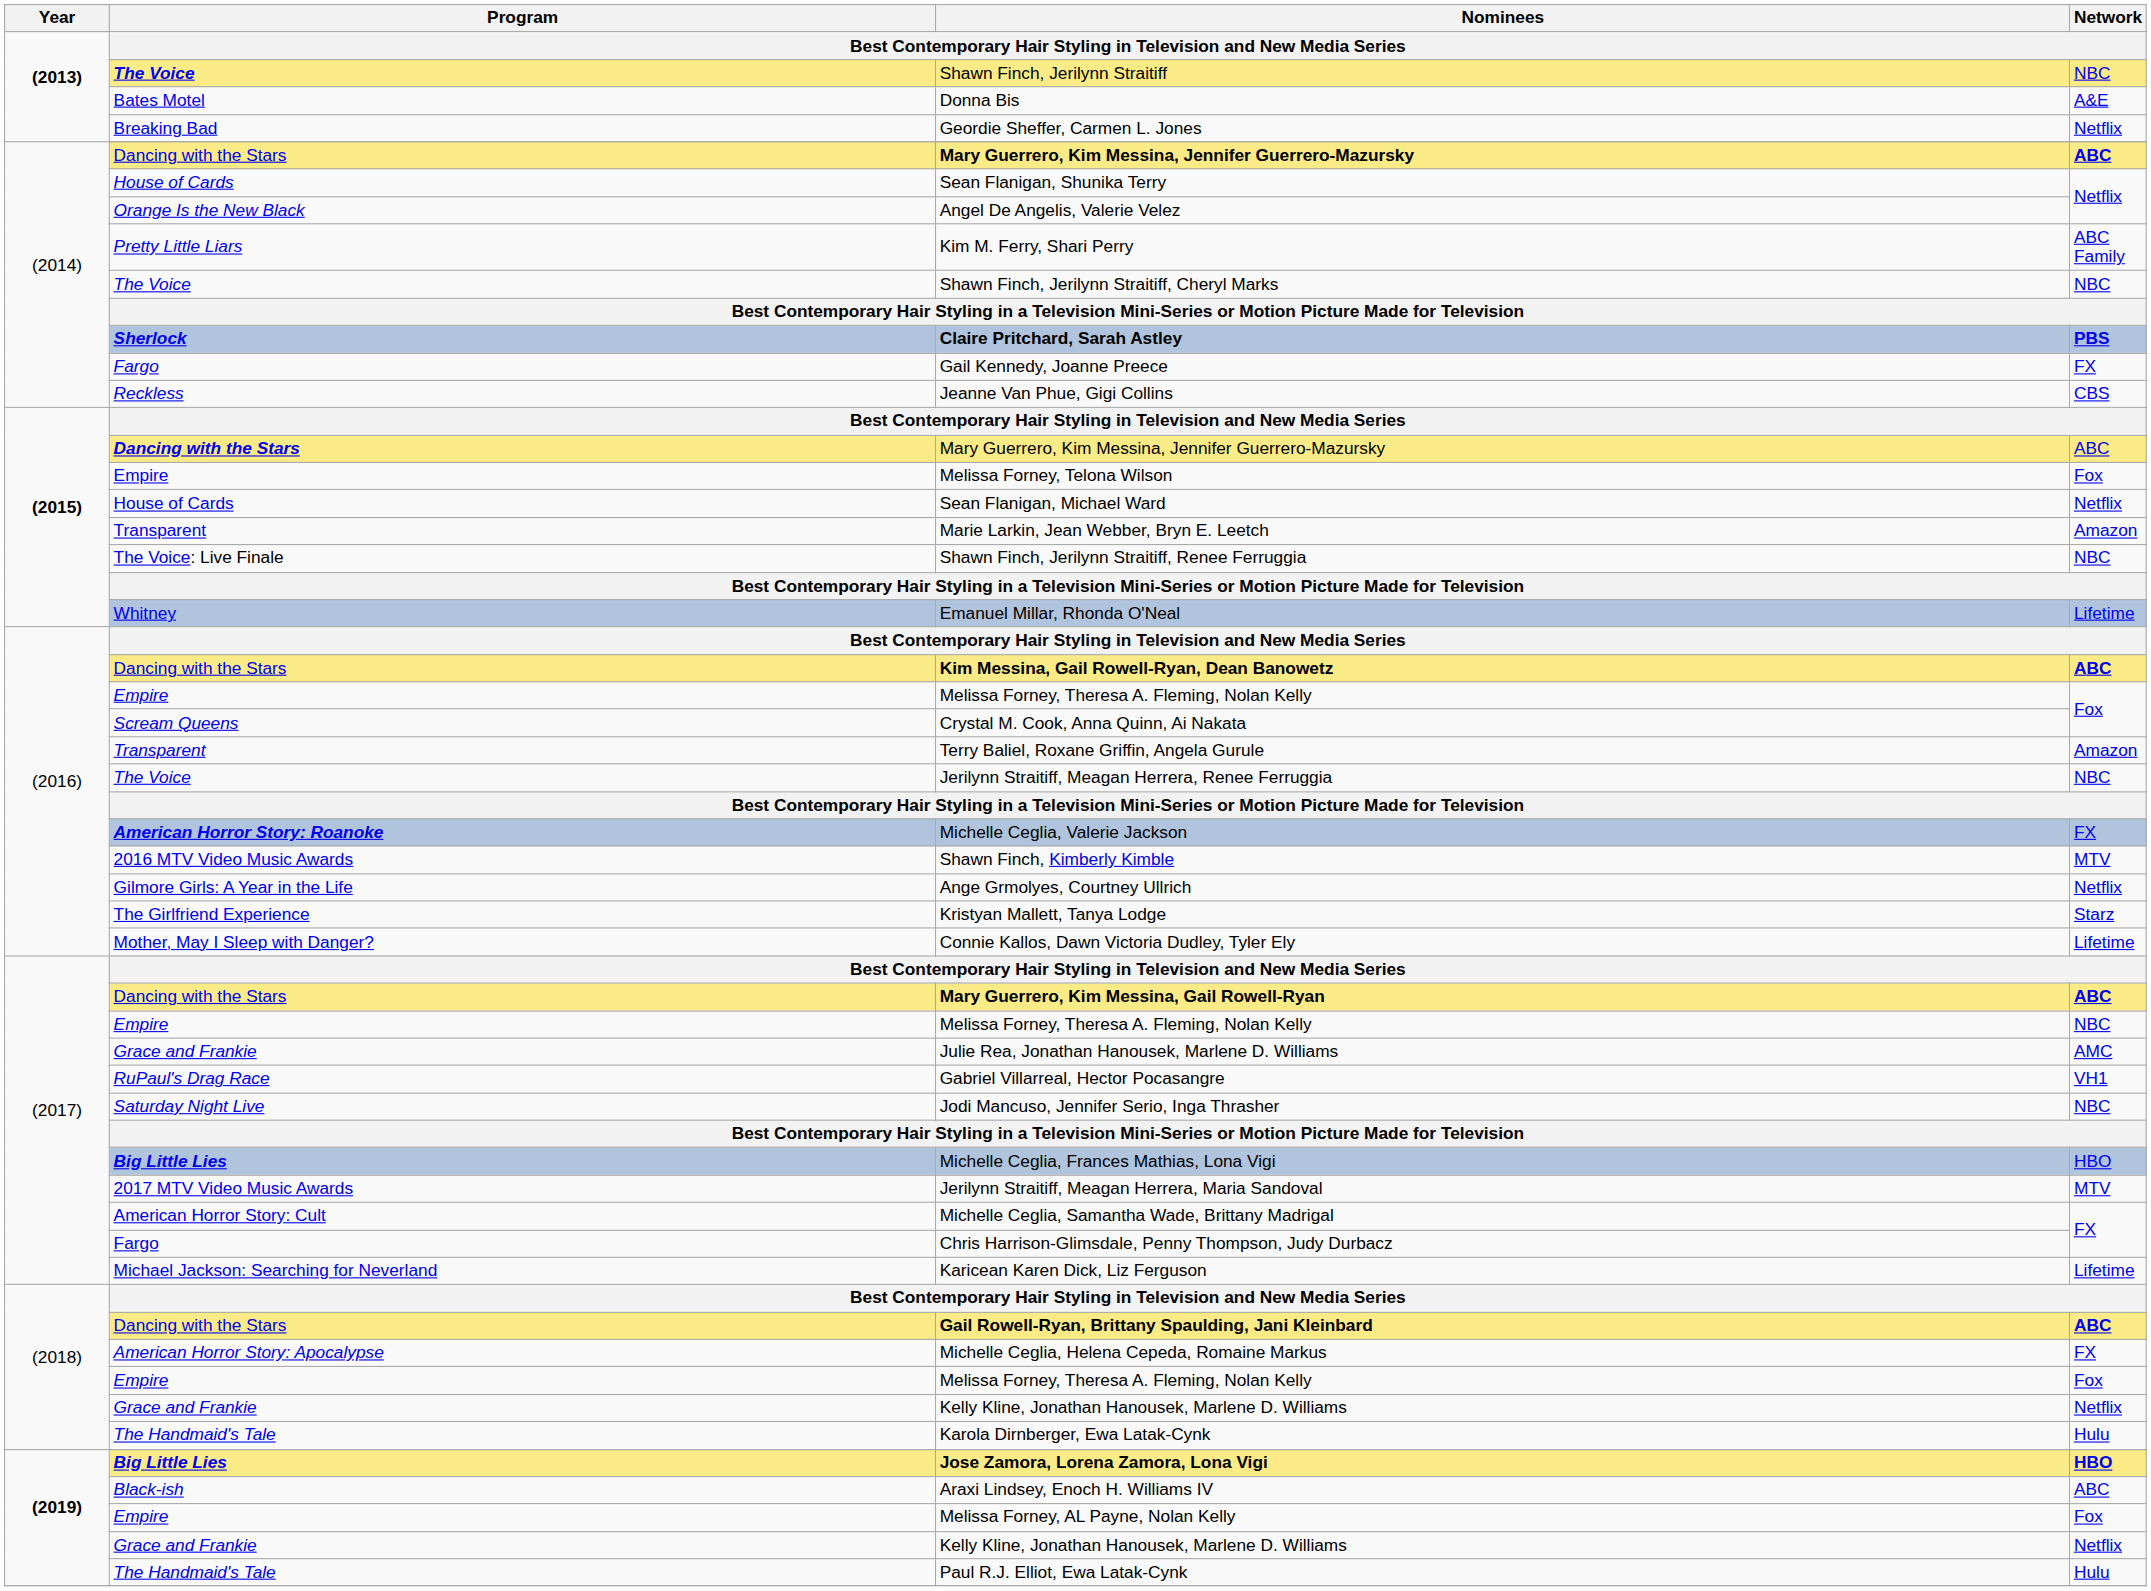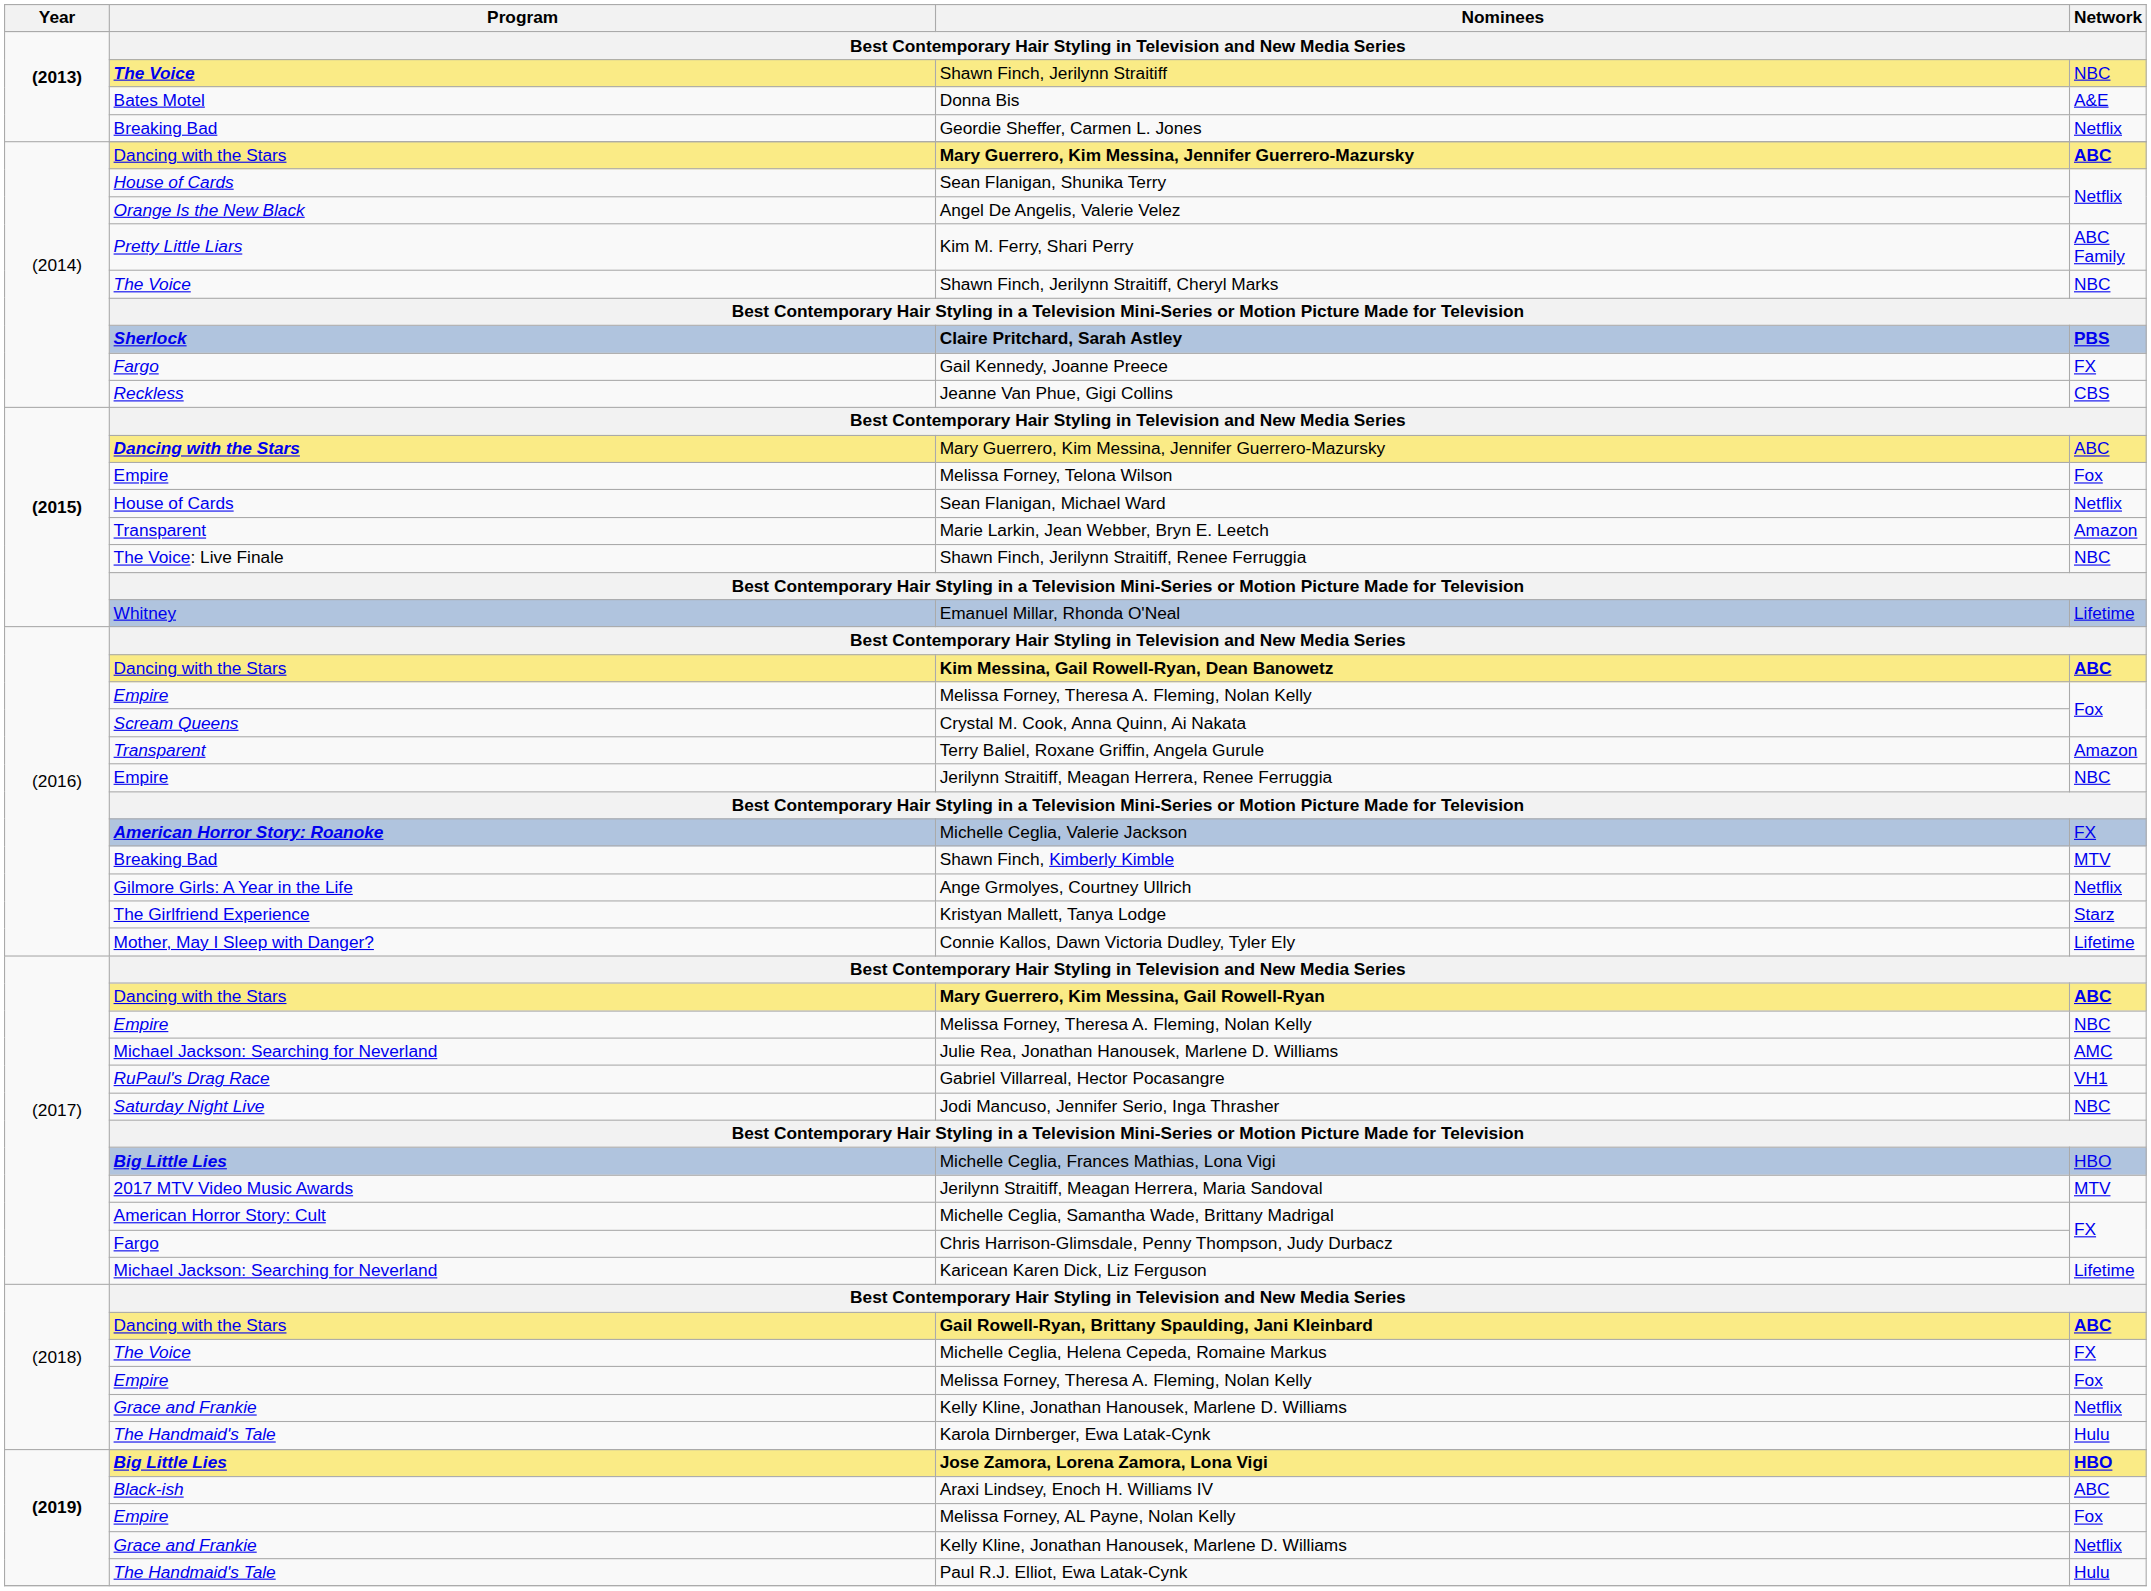(152, 777) The Voice -> (141, 777) Empire
(233, 859) 2016 MTV Video Music Awards -> (165, 859) Breaking Bad
(185, 1051) Grace and Frankie -> (275, 1051) Michael Jackson: Searching for Neverland
(249, 1353) American Horror Story: Apocalypse -> (152, 1353) The Voice
